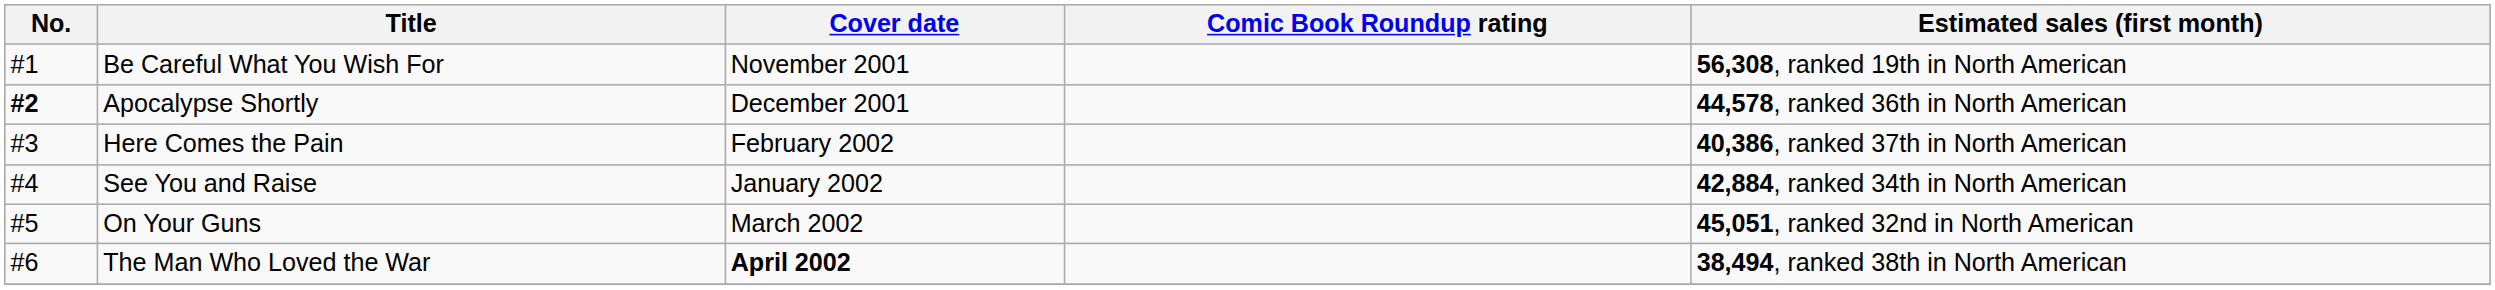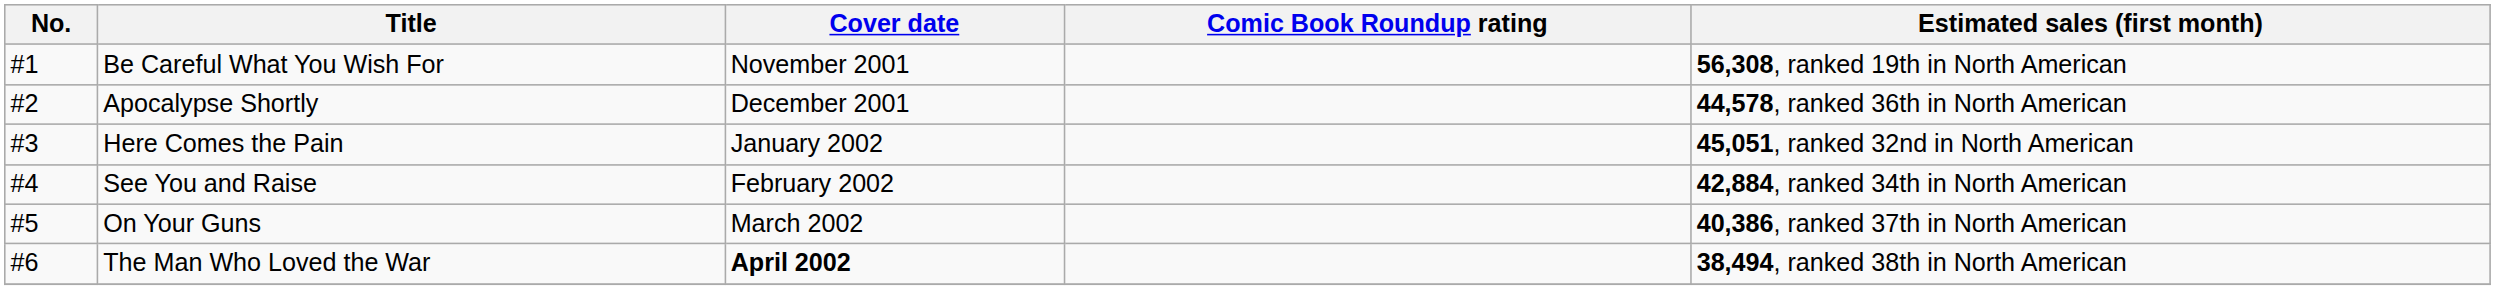(25, 104) bold -> (25, 104) normal
(812, 143) February 2002 -> (807, 143) January 2002
(1912, 143) 40,386, ranked 37th in North American -> (1915, 143) 45,051, ranked 32nd in North American
(807, 183) January 2002 -> (812, 183) February 2002
(1915, 223) 45,051, ranked 32nd in North American -> (1912, 223) 40,386, ranked 37th in North American
